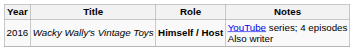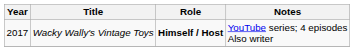(17, 33) 2016 -> (17, 33) 2017
